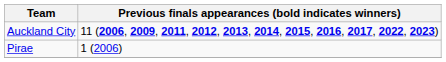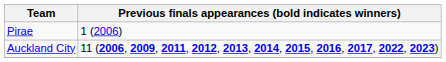rows swapped: (41, 31) <-> (20, 48)
